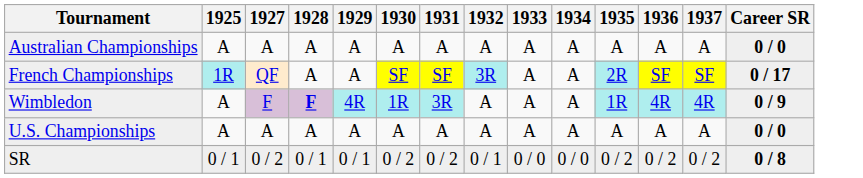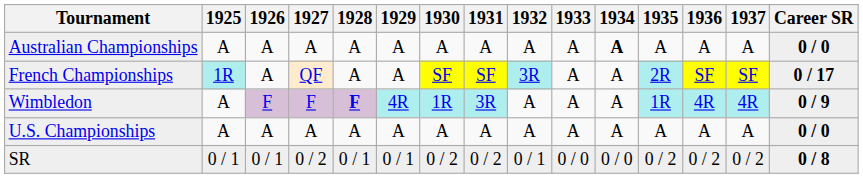+ column: (267, 18)
(573, 46) normal -> (617, 46) bold
